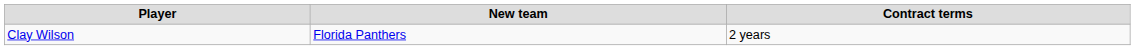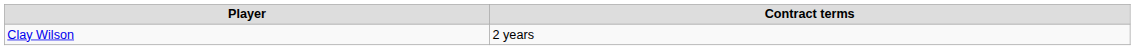- column: (518, 14)
